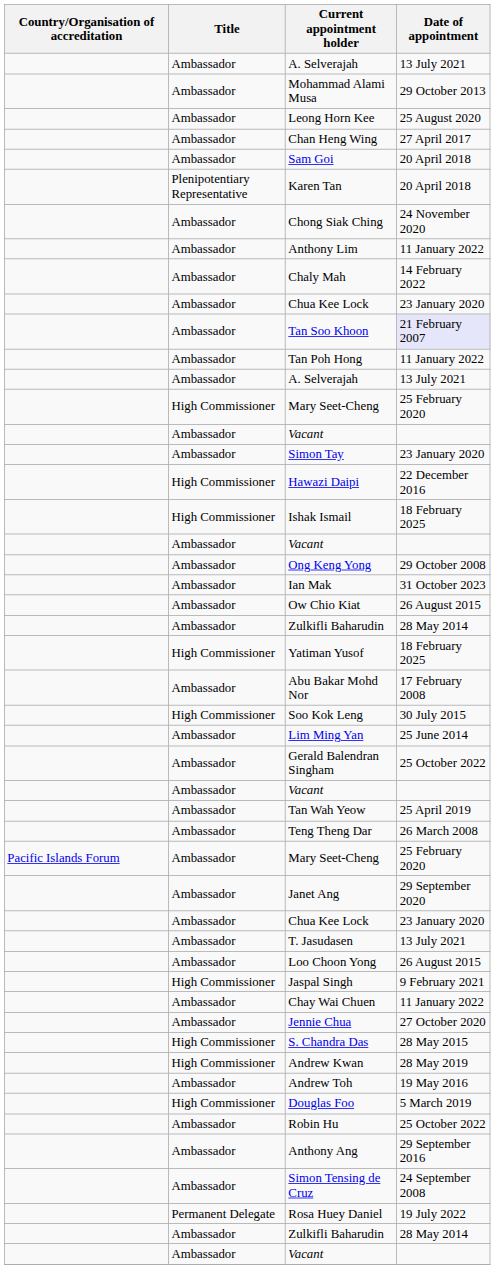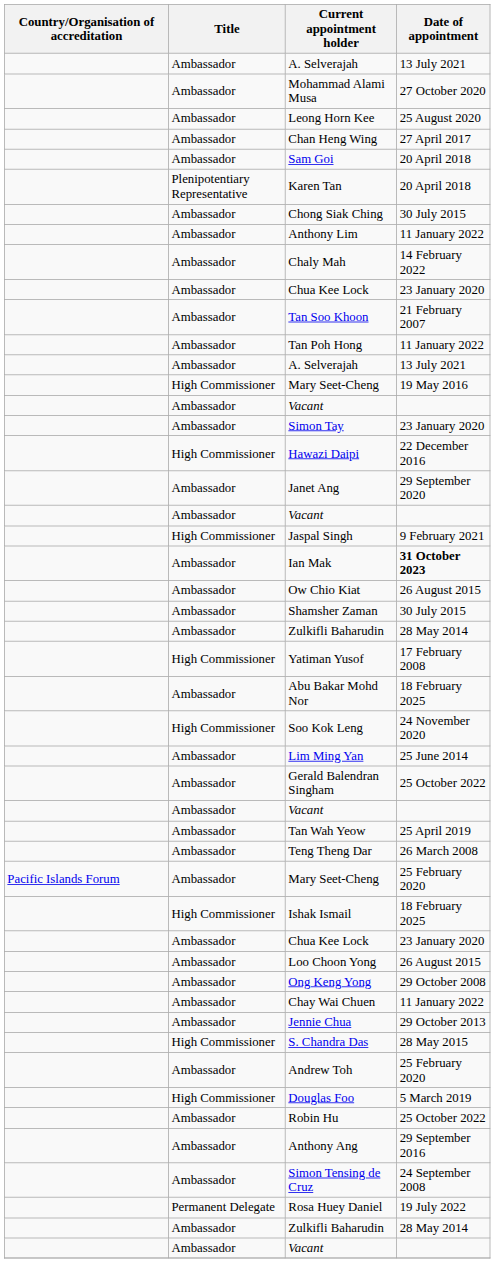(443, 91) 29 October 2013 -> (443, 91) 27 October 2020
(435, 221) 24 November 2020 -> (433, 214) 30 July 2015
(431, 331) lavender background -> (431, 317) no background
(431, 406) 25 February 2020 -> (434, 385) 19 May 2016
rows swapped: (203, 893) <-> (223, 516)
rows swapped: (203, 564) <-> (223, 981)
(443, 584) normal -> (430, 563) bold
+ row: (203, 611)
(431, 653) 18 February 2025 -> (431, 658) 17 February 2008
(431, 687) 17 February 2008 -> (431, 693) 18 February 2025
(433, 715) 30 July 2015 -> (435, 728) 24 November 2020
- row: (203, 941)
(443, 1022) 27 October 2020 -> (443, 1022) 29 October 2013
- row: (223, 1062)
(434, 1083) 19 May 2016 -> (431, 1070) 25 February 2020
